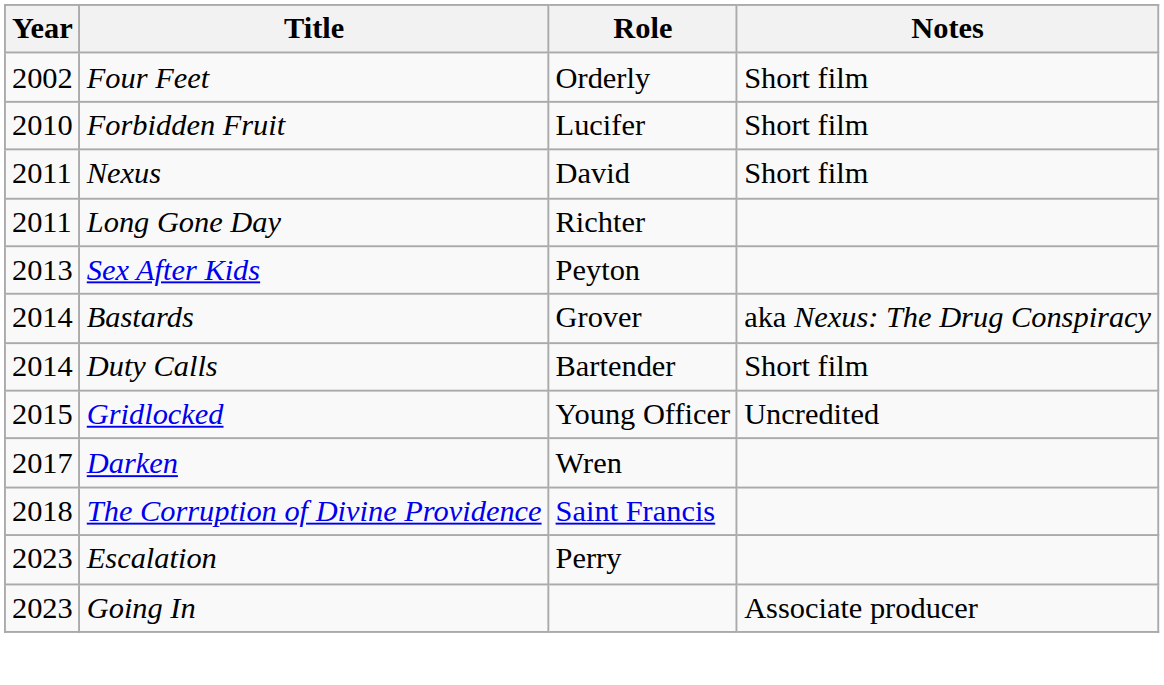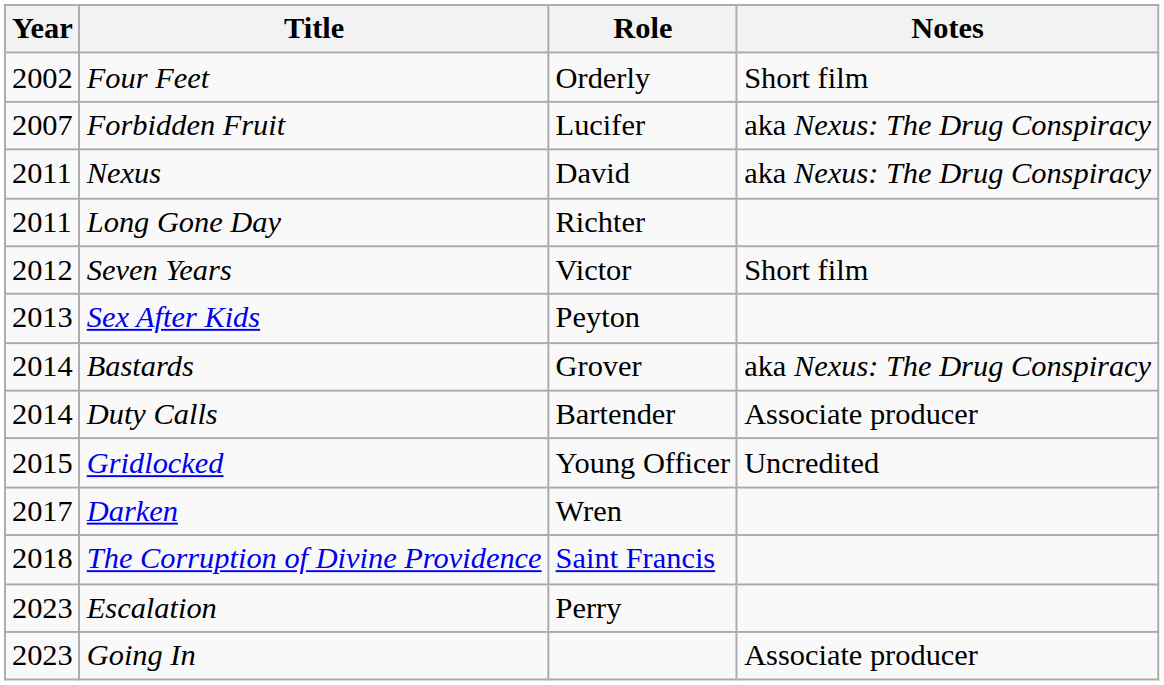(42, 125) 2010 -> (42, 125) 2007
(806, 125) Short film -> (948, 125) aka Nexus: The Drug Conspiracy
(806, 173) Short film -> (948, 173) aka Nexus: The Drug Conspiracy
+ row: (159, 269)
(806, 366) Short film -> (861, 414) Associate producer
